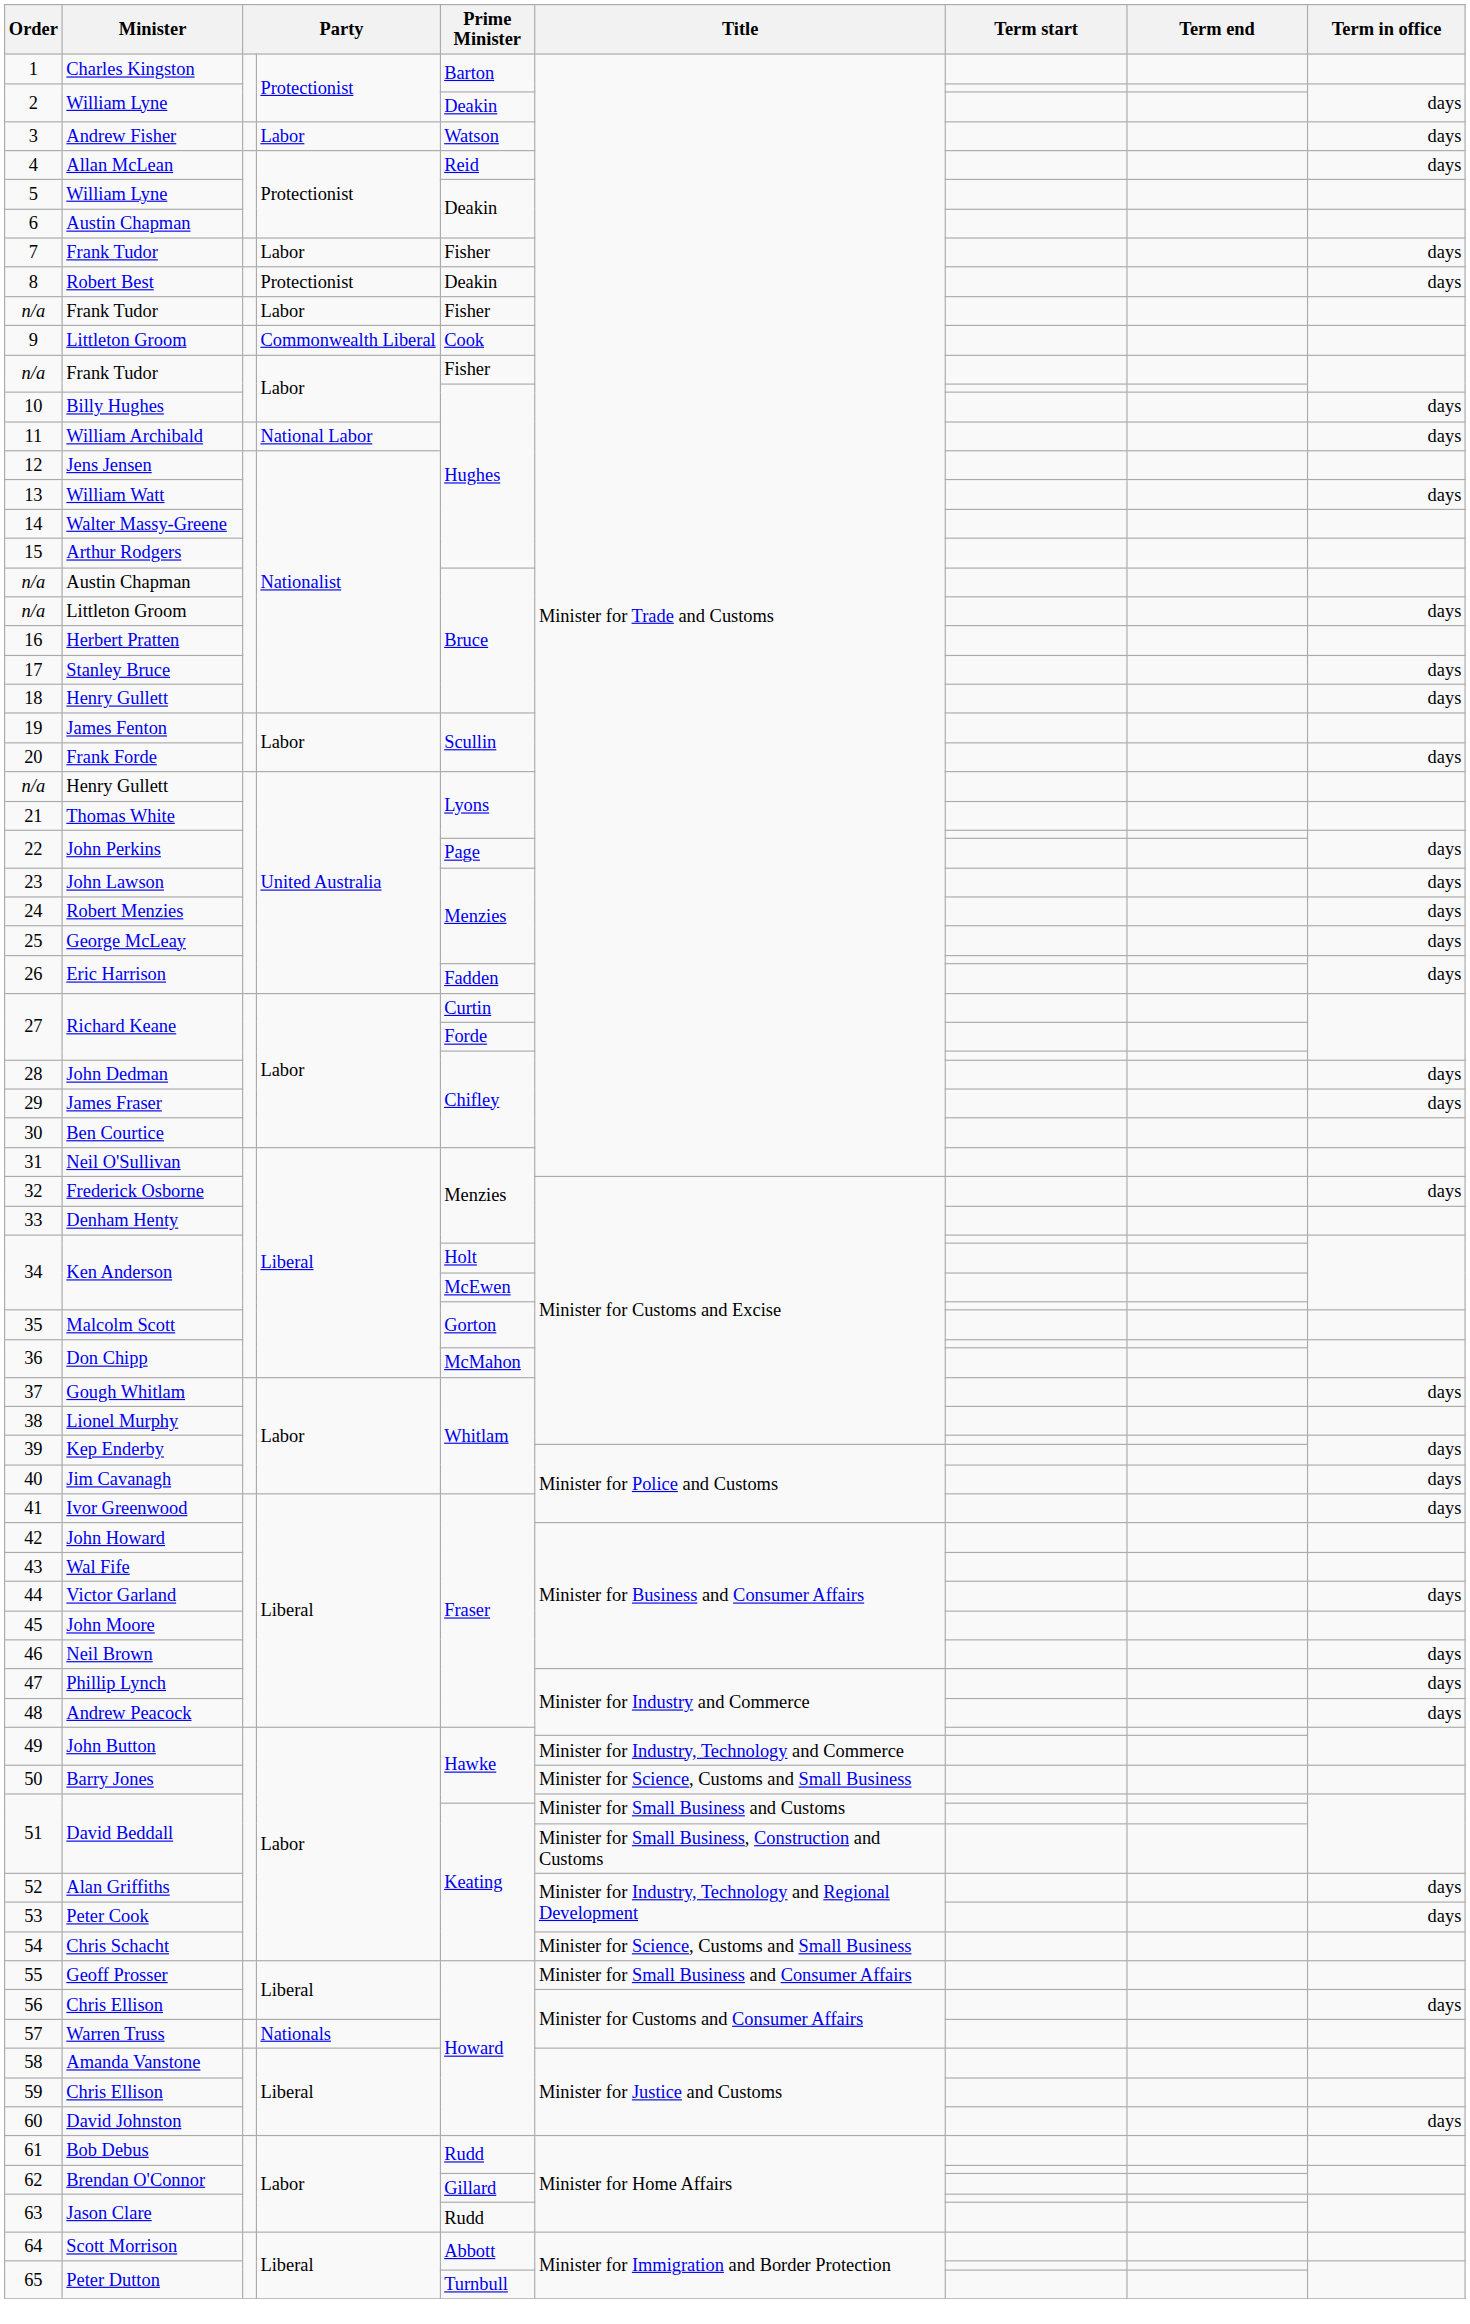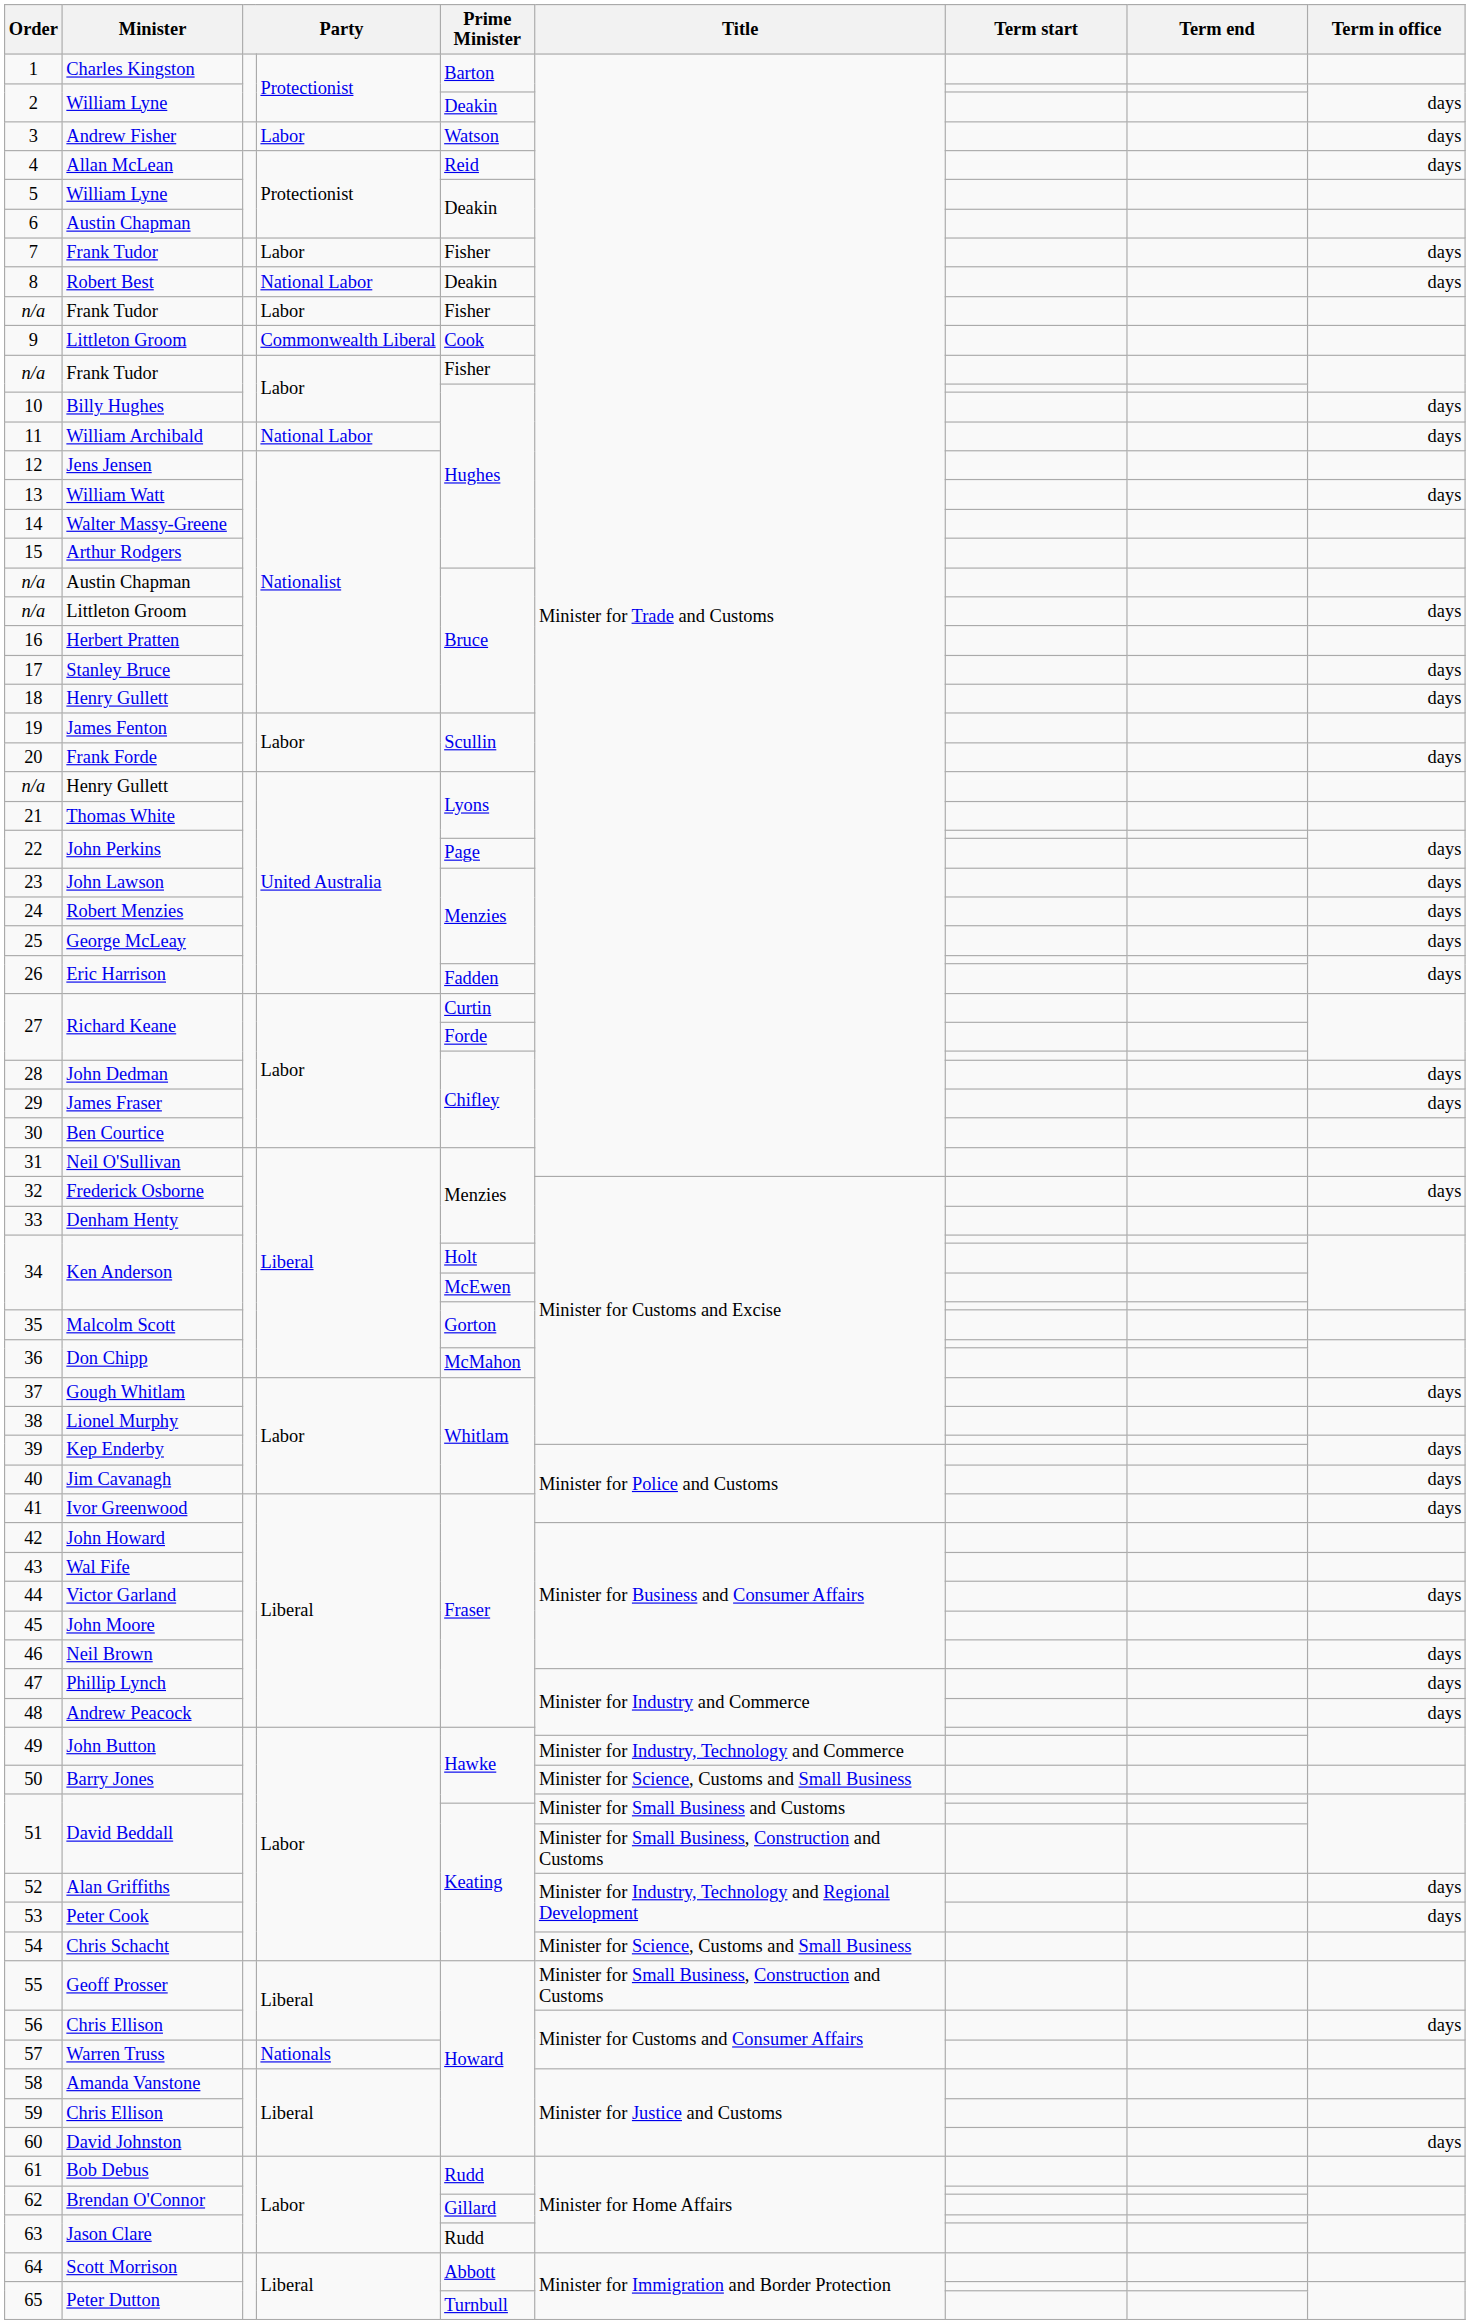(307, 281) Protectionist -> (316, 281) National Labor
(725, 1975) Minister for Small Business and Consumer Affairs -> (710, 1985) Minister for Small Business, Construction and Customs
